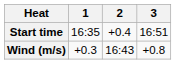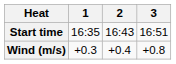(120, 31) +0.4 -> (120, 31) 16:43
(120, 50) 16:43 -> (120, 50) +0.4
